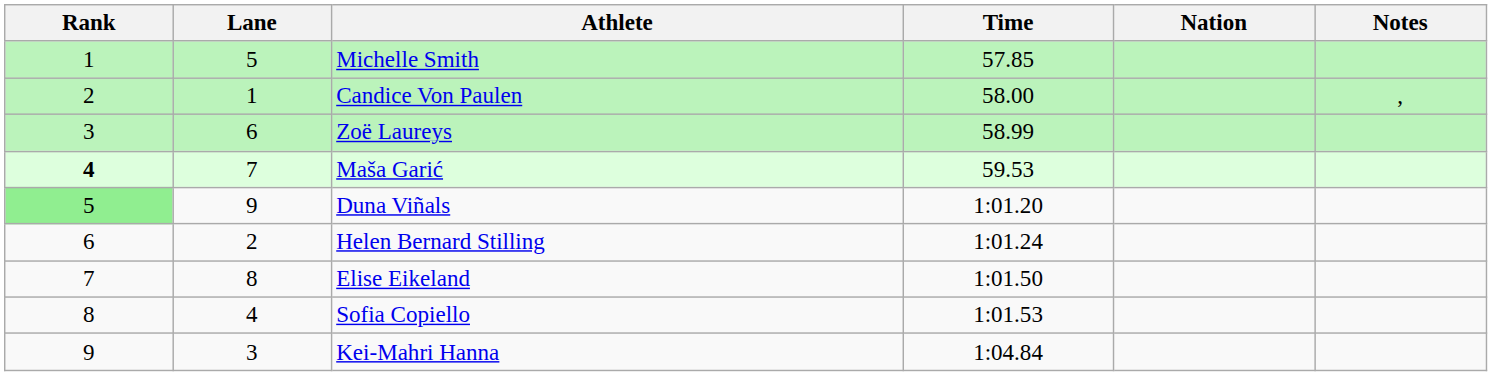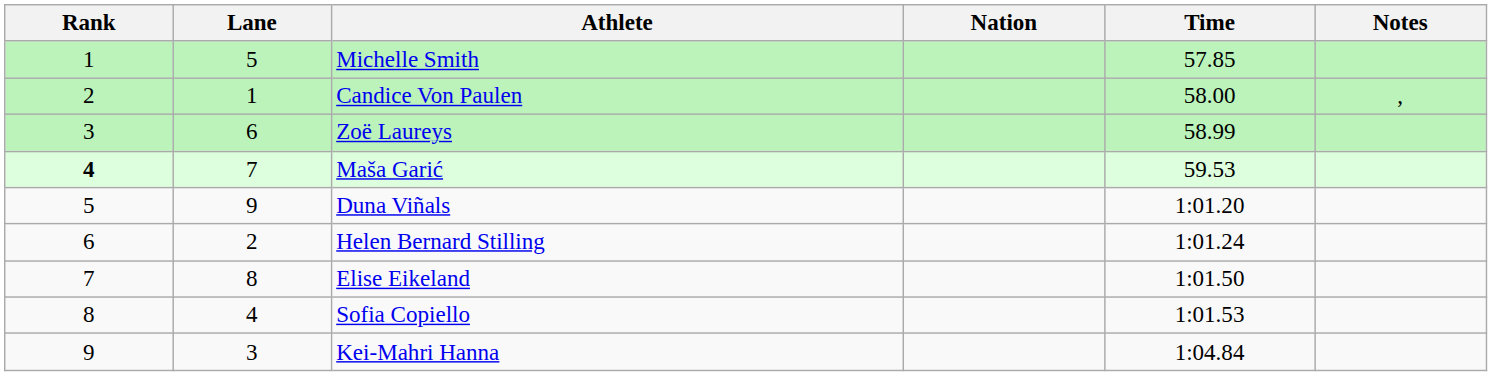columns swapped: (1214, 22) <-> (1008, 22)
(89, 205) lightgreen background -> (89, 205) no background
